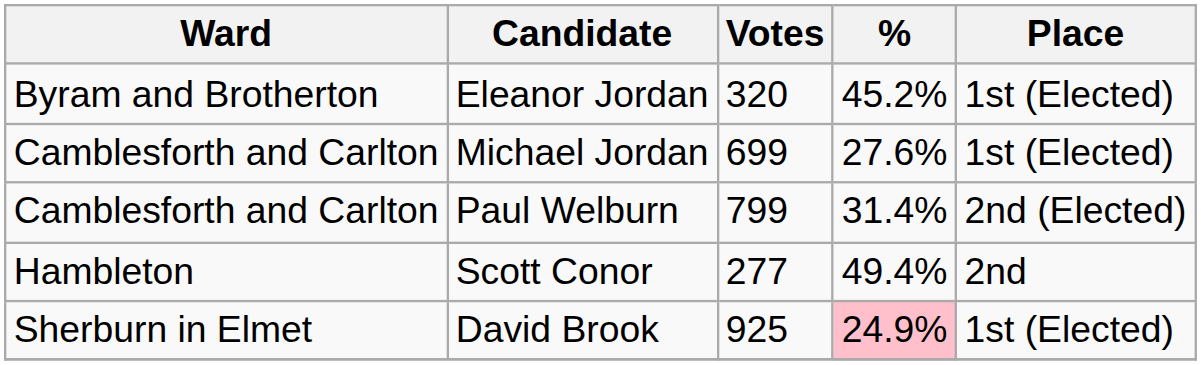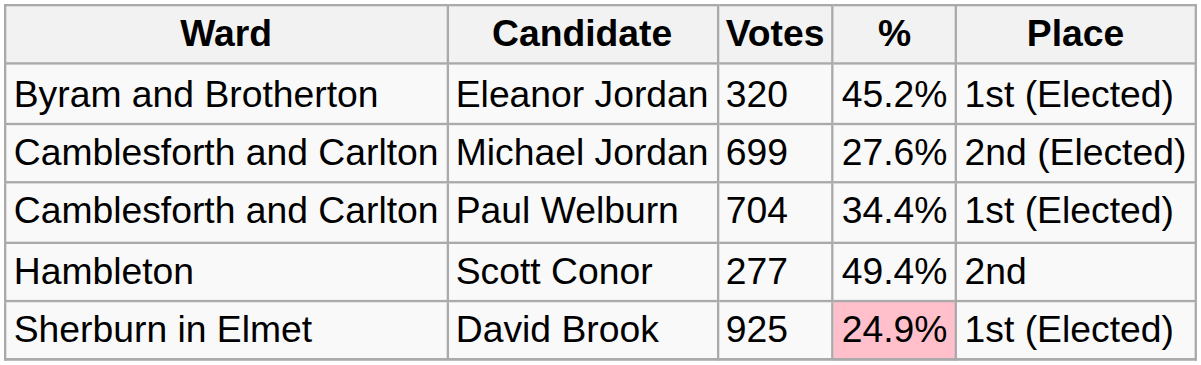(1069, 152) 1st (Elected) -> (1075, 152) 2nd (Elected)
(757, 211) 799 -> (757, 211) 704
(895, 211) 31.4% -> (895, 211) 34.4%
(1075, 211) 2nd (Elected) -> (1069, 211) 1st (Elected)
